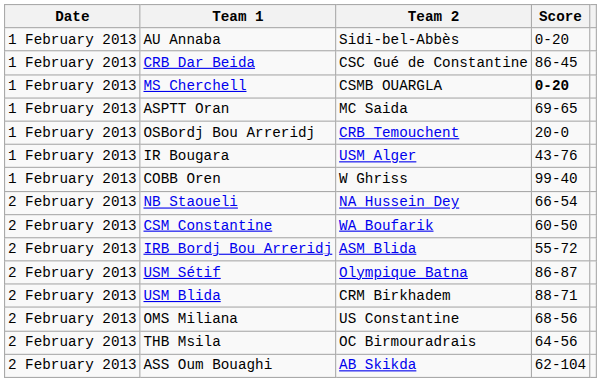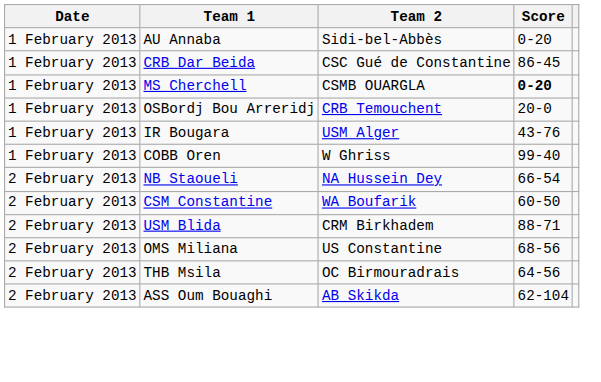- row: (186, 109)
- row: (238, 249)
- row: (182, 273)
